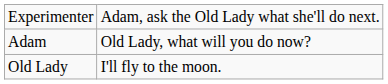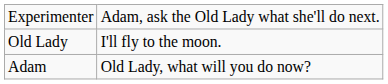rows swapped: (27, 41) <-> (38, 66)
